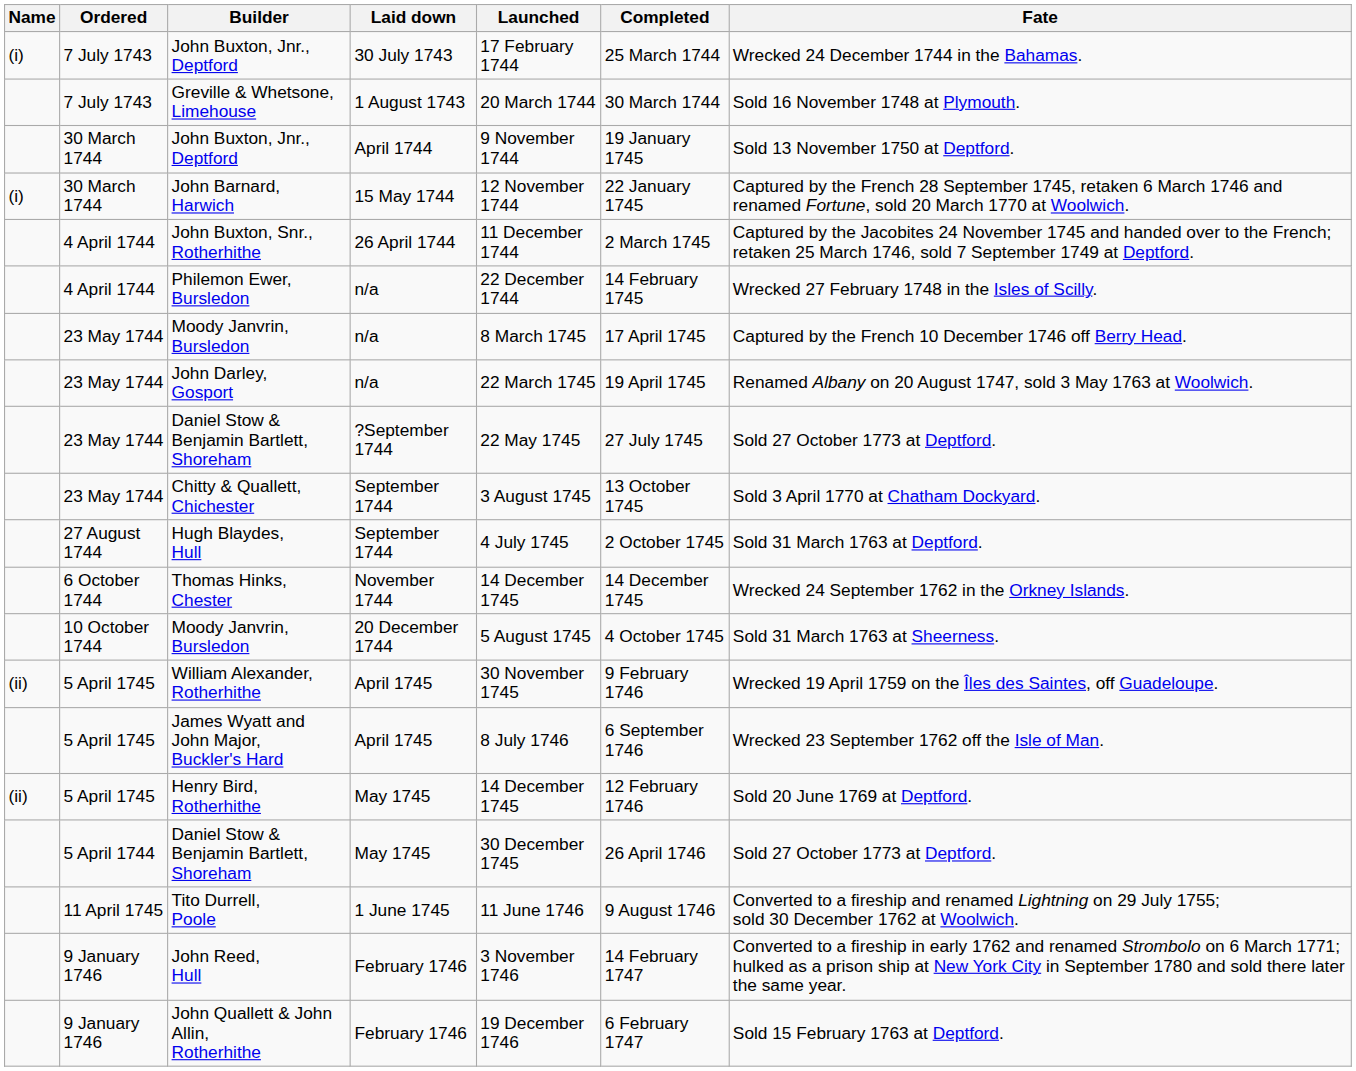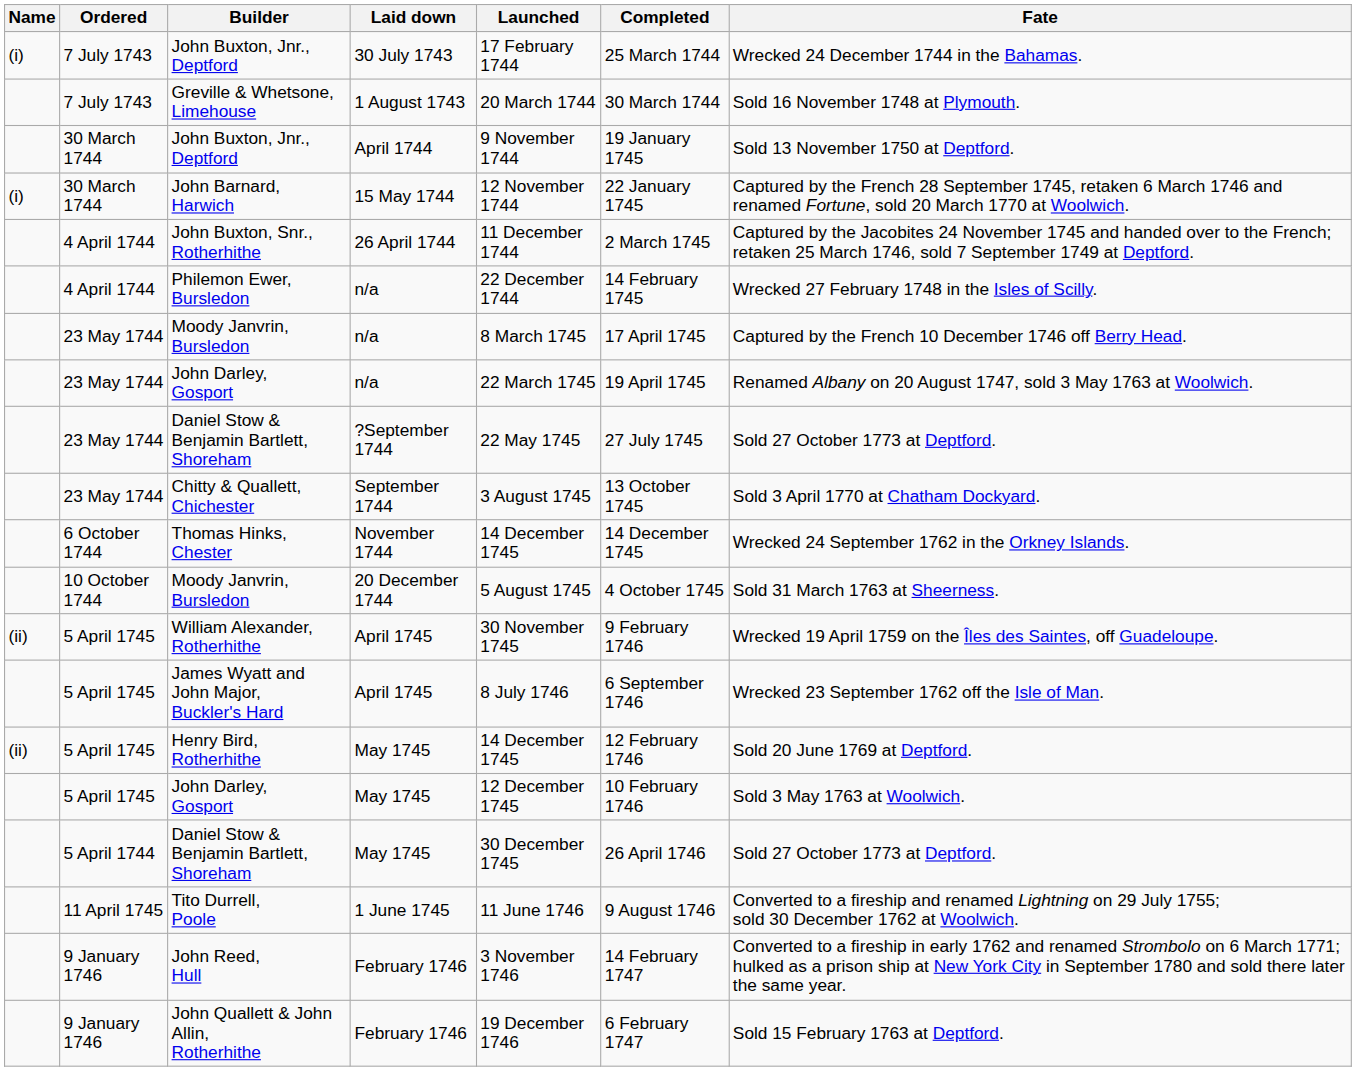- row: (228, 543)
+ row: (219, 796)
